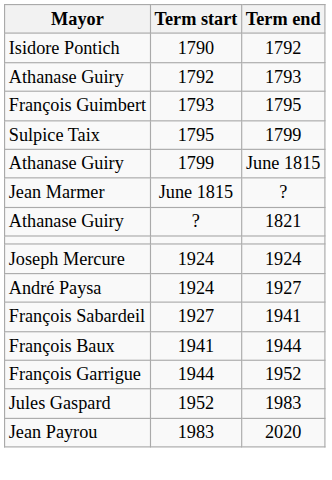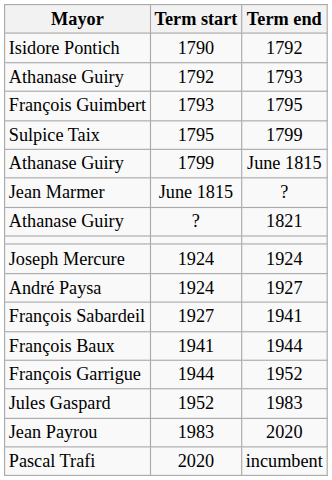+ row: (284, 461)
